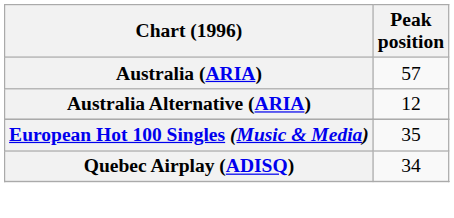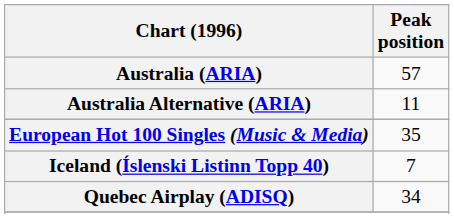(411, 103) 12 -> (411, 103) 11
+ row: (189, 165)
